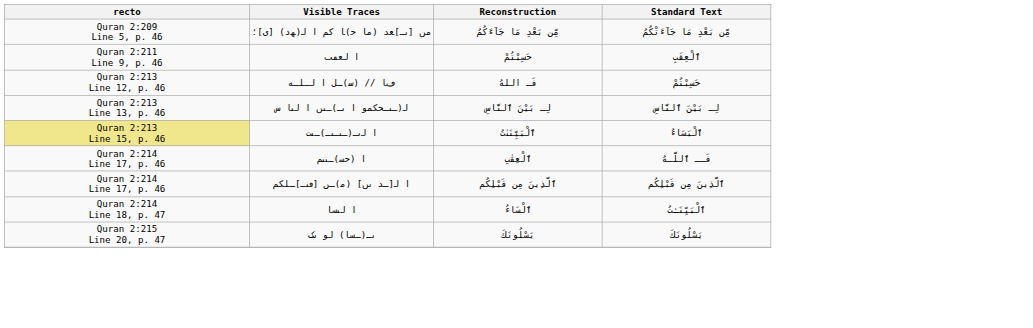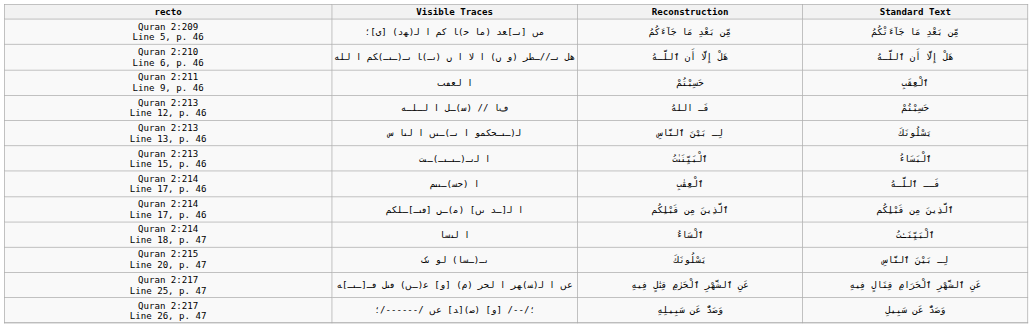+ row: (455, 57)
(687, 108) لِـ بَيْنَ ٱلنَّاسِ -> (915, 133) يَسْلُونَكَ
(127, 133) khaki background -> (168, 159) no background
(687, 234) يَسْلُونَكَ -> (915, 260) لِـ بَيْنَ ٱلنَّاسِ
+ row: (455, 285)
+ row: (455, 310)
